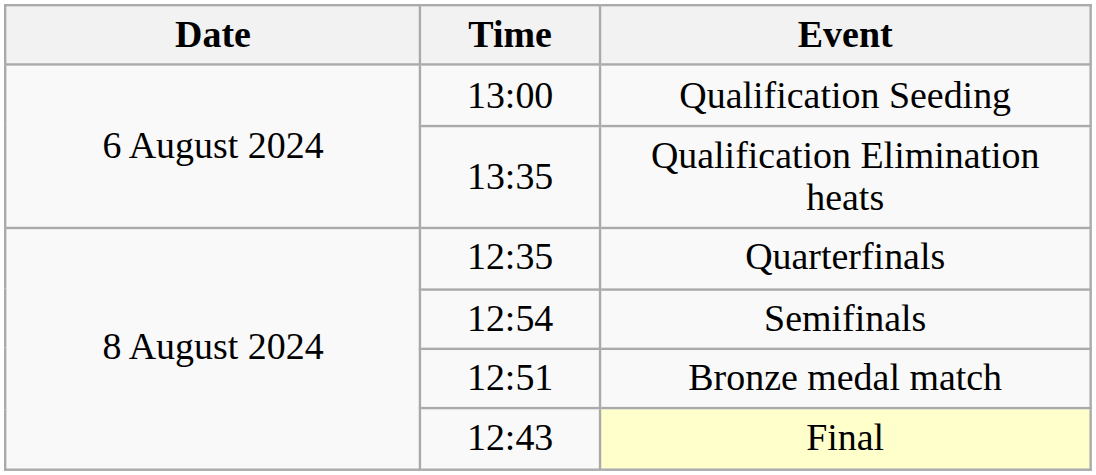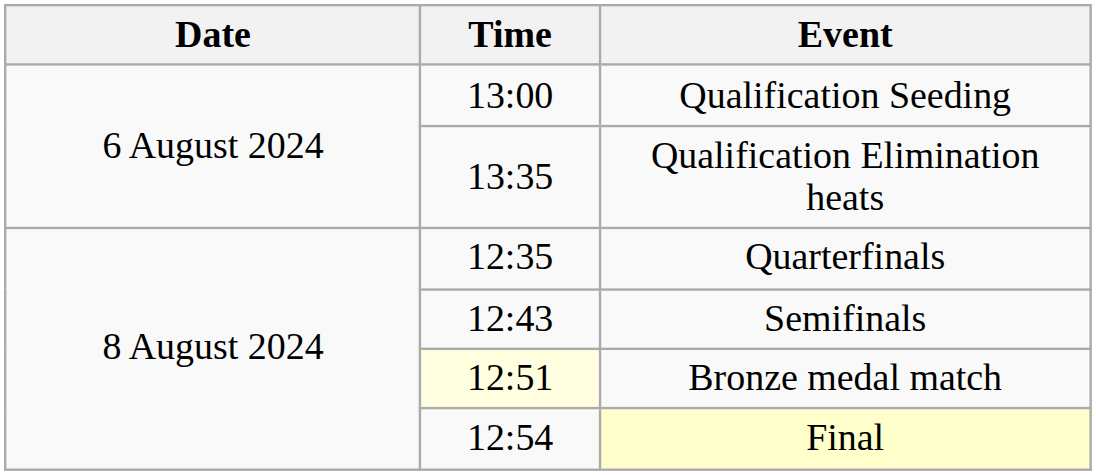(510, 317) 12:54 -> (510, 317) 12:43
(510, 377) no background -> (510, 377) lightyellow background
(510, 438) 12:43 -> (510, 438) 12:54
